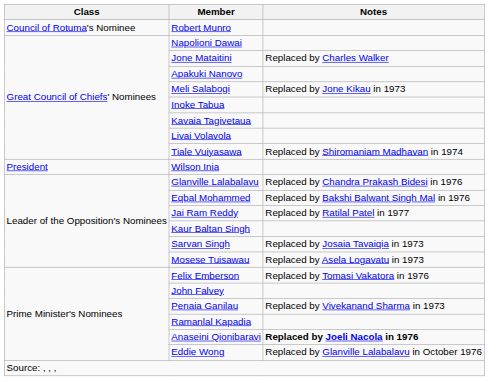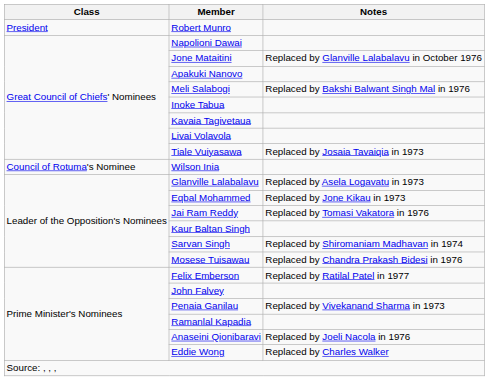(71, 27) Council of Rotuma's Nominee -> (27, 27) President
(327, 58) Replaced by Charles Walker -> (374, 58) Replaced by Glanville Lalabalavu in October 1976
(335, 89) Replaced by Jone Kikau in 1973 -> (368, 89) Replaced by Bakshi Balwant Singh Mal in 1976
(364, 151) Replaced by Shiromaniam Madhavan in 1974 -> (344, 151) Replaced by Josaia Tavaiqia in 1973
(27, 167) President -> (71, 167) Council of Rotuma's Nominee
(364, 182) Replaced by Chandra Prakash Bidesi in 1976 -> (345, 182) Replaced by Asela Logavatu in 1973
(368, 197) Replaced by Bakshi Balwant Singh Mal in 1976 -> (335, 197) Replaced by Jone Kikau in 1973
(337, 213) Replaced by Ratilal Patel in 1977 -> (347, 213) Replaced by Tomasi Vakatora in 1976
(344, 244) Replaced by Josaia Tavaiqia in 1973 -> (364, 244) Replaced by Shiromaniam Madhavan in 1974
(345, 259) Replaced by Asela Logavatu in 1973 -> (364, 259) Replaced by Chandra Prakash Bidesi in 1976
(347, 275) Replaced by Tomasi Vakatora in 1976 -> (337, 275) Replaced by Ratilal Patel in 1977
(342, 337) bold -> (338, 337) normal
(374, 352) Replaced by Glanville Lalabalavu in October 1976 -> (327, 352) Replaced by Charles Walker
